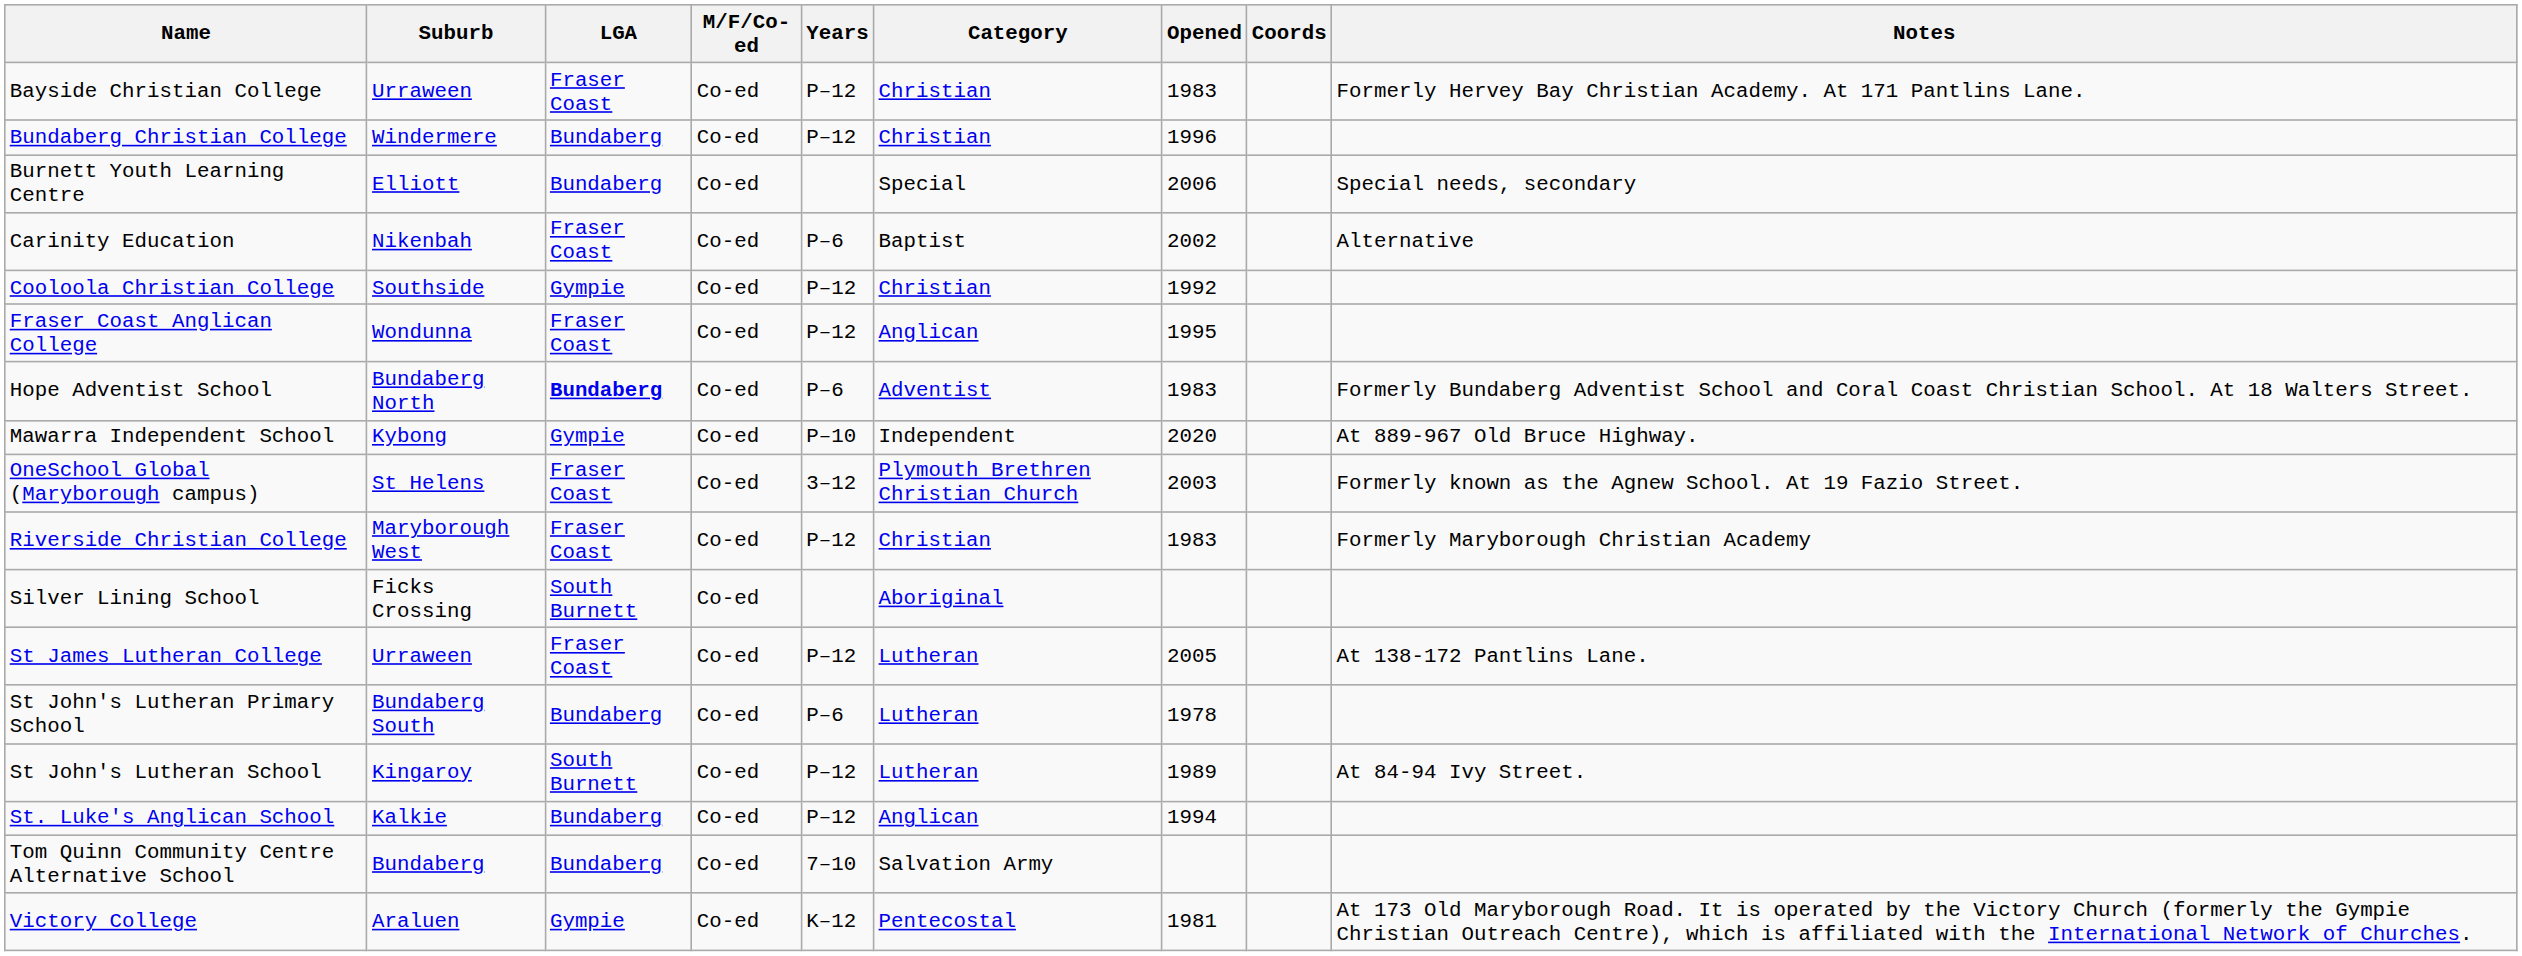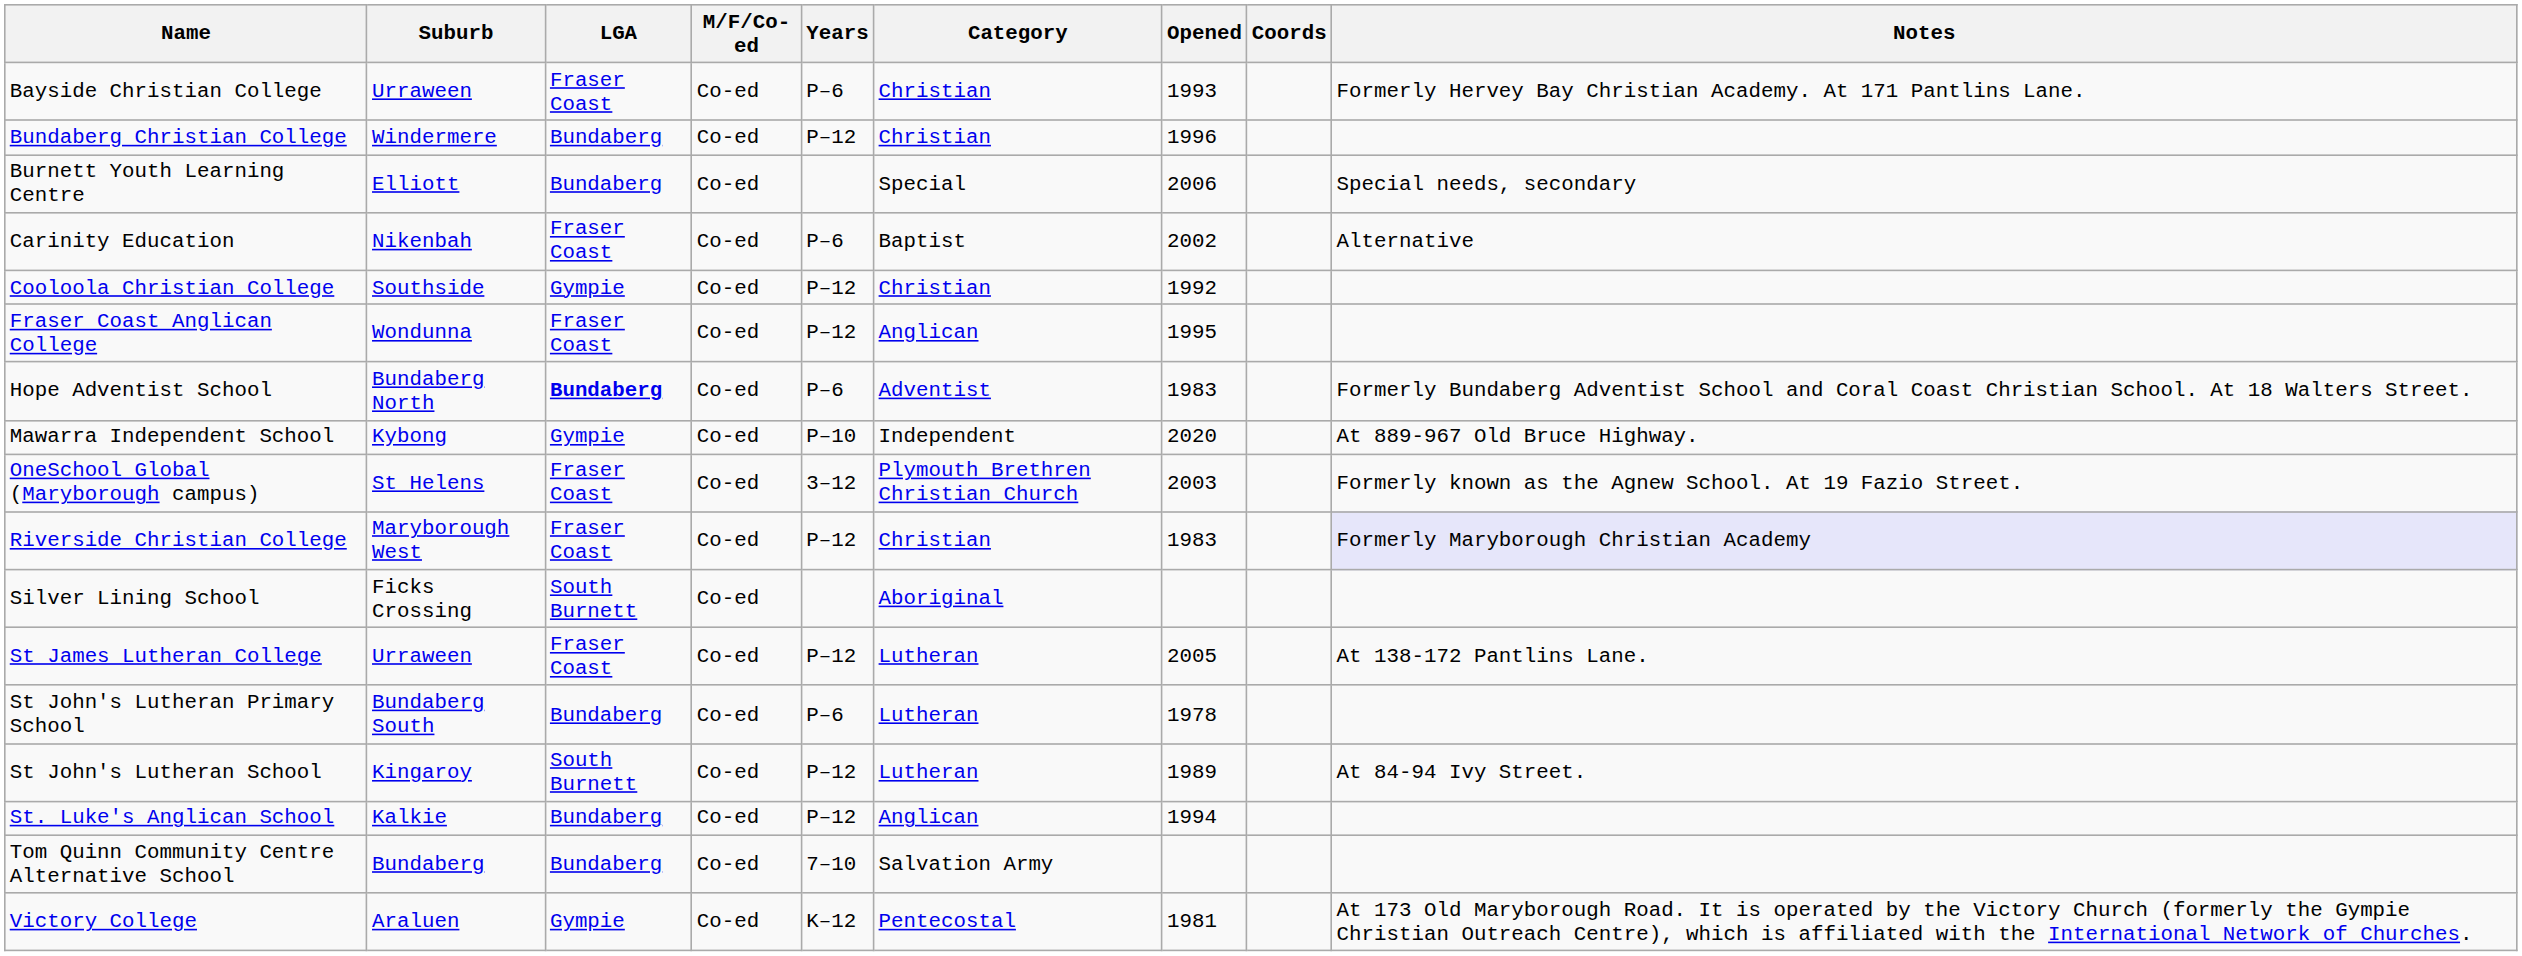(831, 92) P–12 -> (825, 92) P–6
(1192, 92) 1983 -> (1192, 92) 1993
(1574, 541) no background -> (1574, 541) lavender background
